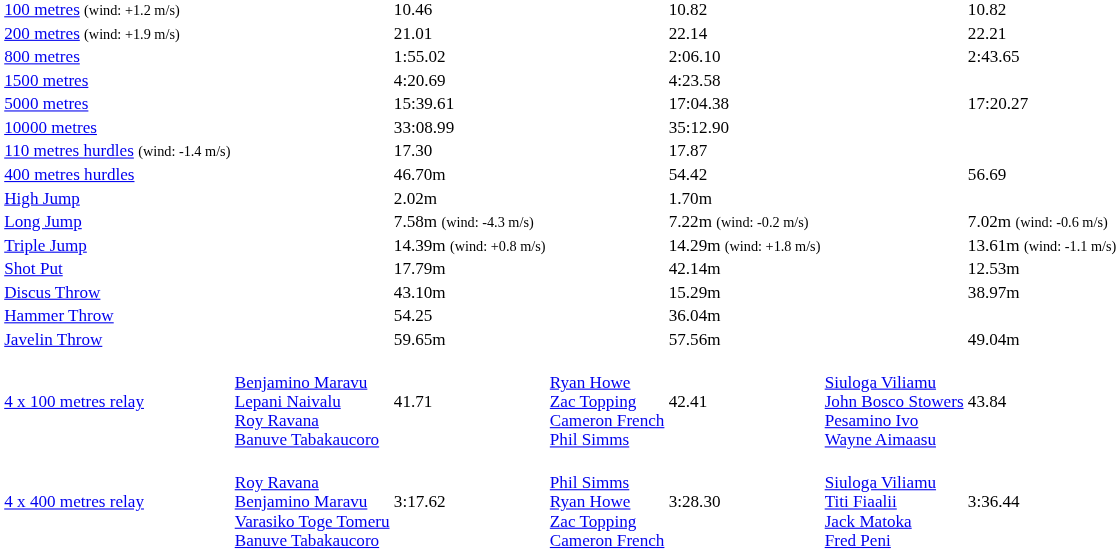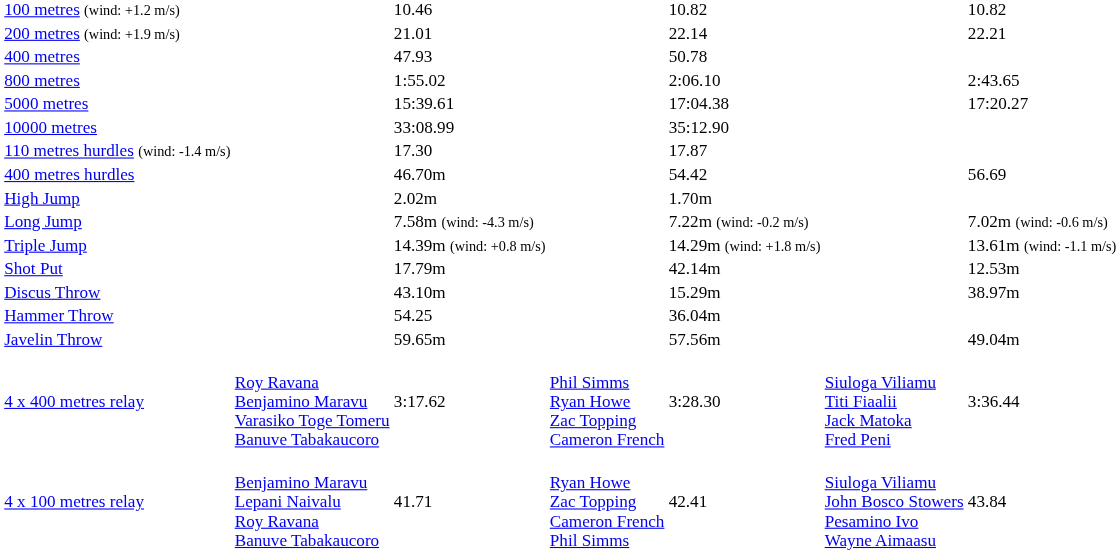+ row: (42, 56)
- row: (46, 80)
rows swapped: (74, 401) <-> (74, 502)
